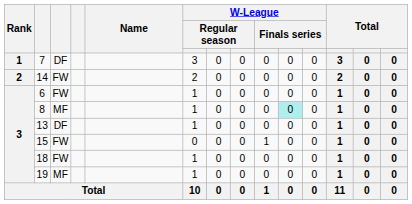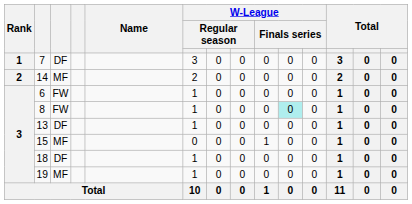(61, 77) FW -> (61, 77) MF
(61, 110) MF -> (61, 110) FW
(61, 142) FW -> (61, 142) MF
(61, 158) FW -> (61, 158) DF
